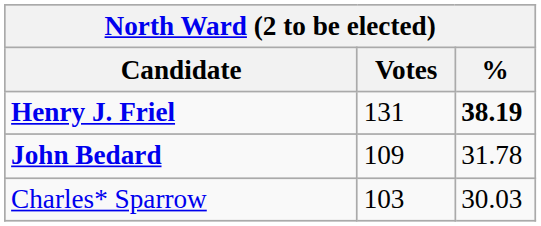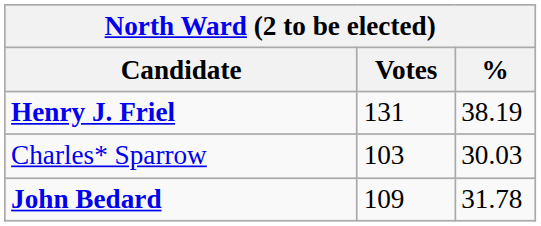(492, 112) bold -> (492, 112) normal
rows swapped: (86, 155) <-> (109, 198)
